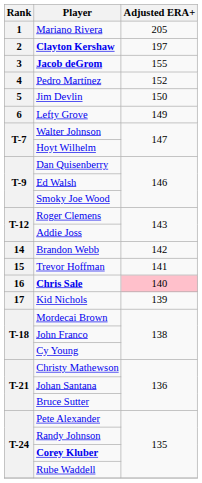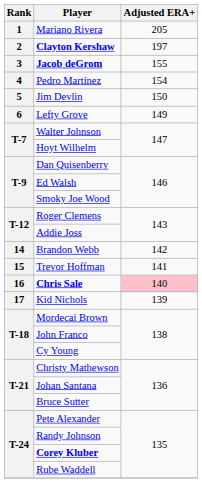(159, 80) 152 -> (159, 80) 154
